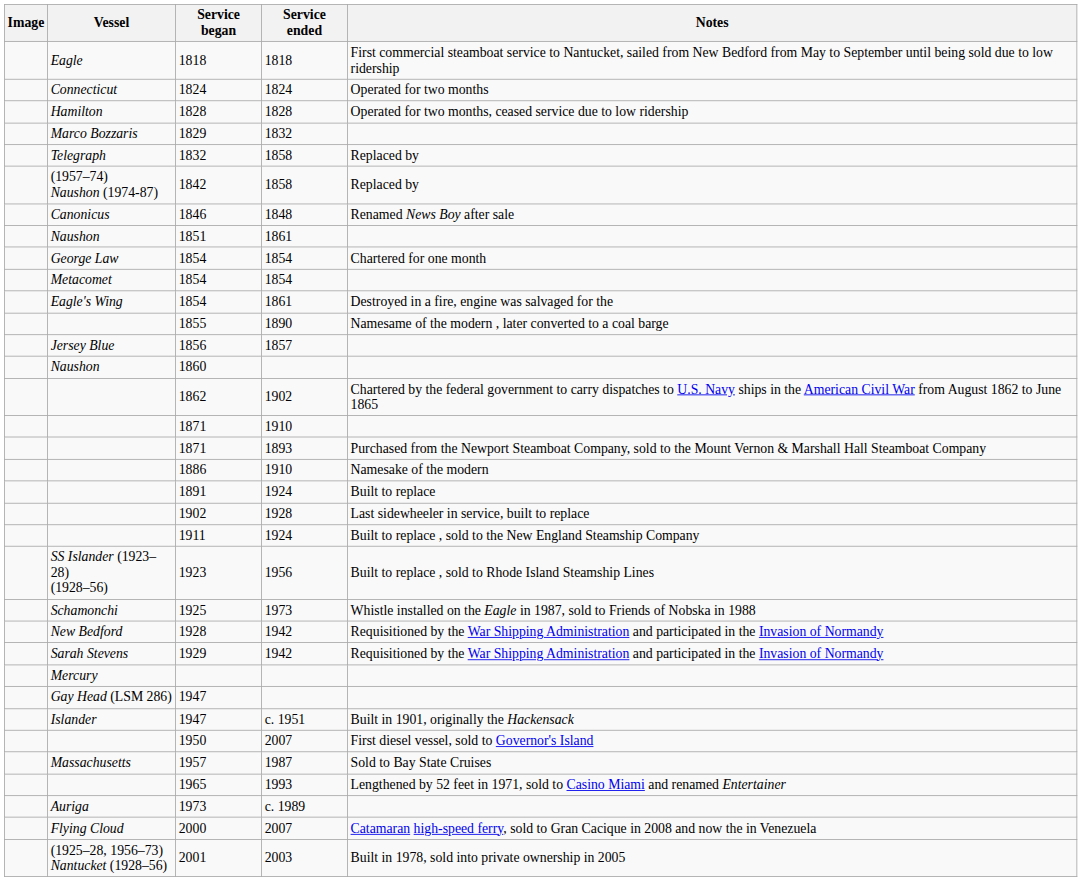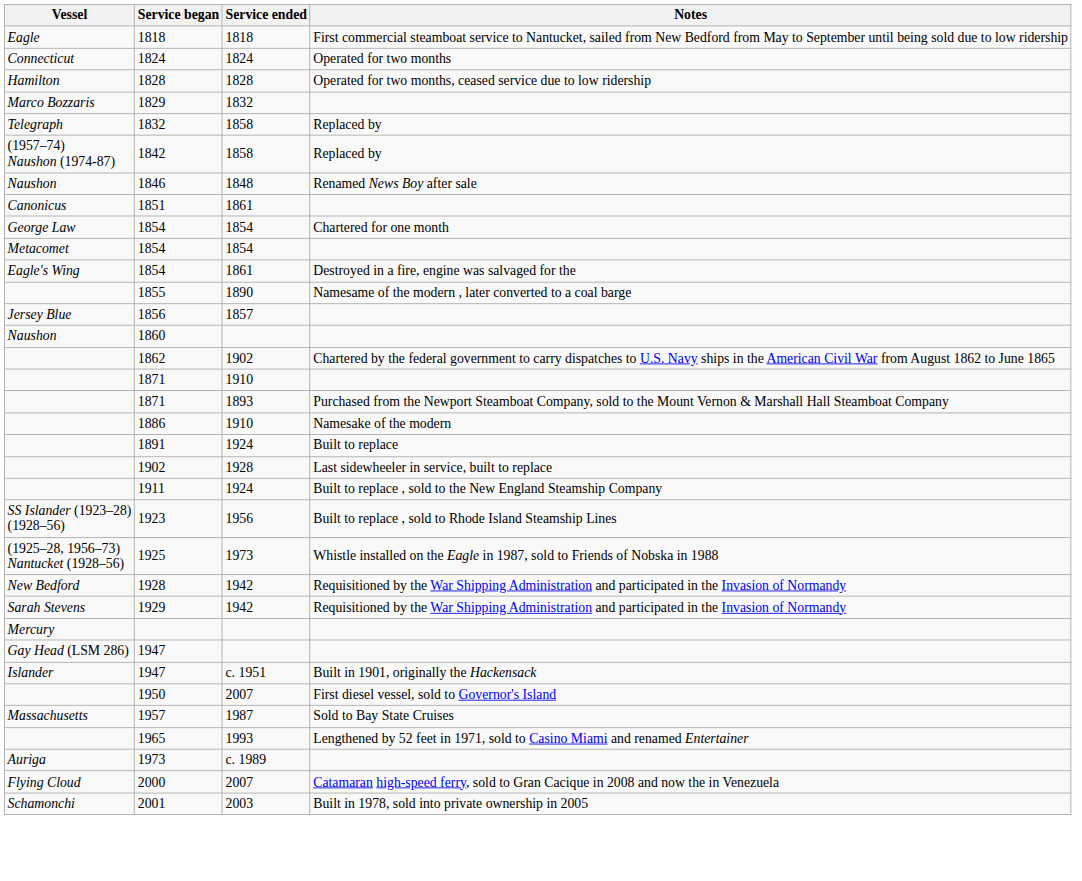- column: (26, 23)
(80, 214) Canonicus -> (32, 183) Naushon
(75, 236) Naushon -> (37, 205) Canonicus
(84, 610) Schamonchi -> (66, 556) (1925–28, 1956–73) Nantucket (1928–56)
(109, 857) (1925–28, 1956–73) Nantucket (1928–56) -> (41, 803) Schamonchi
